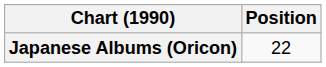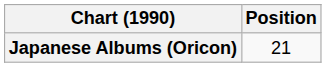(281, 47) 22 -> (281, 47) 21
